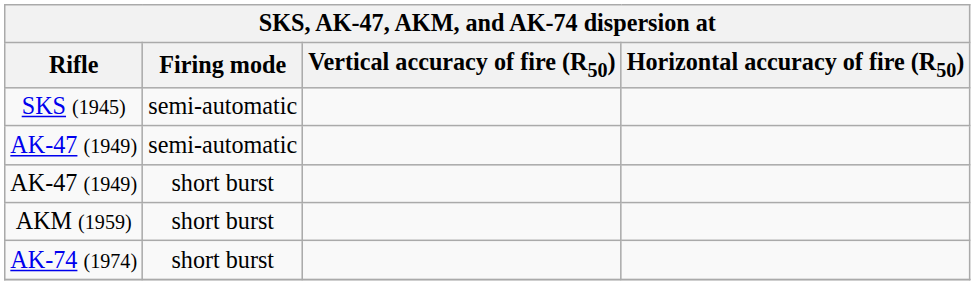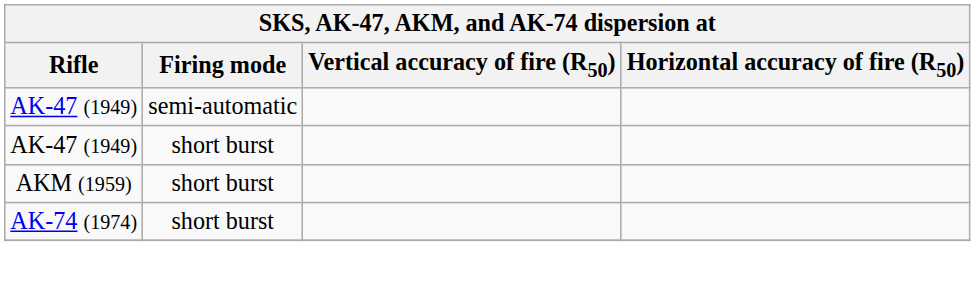- row: (74, 106)
